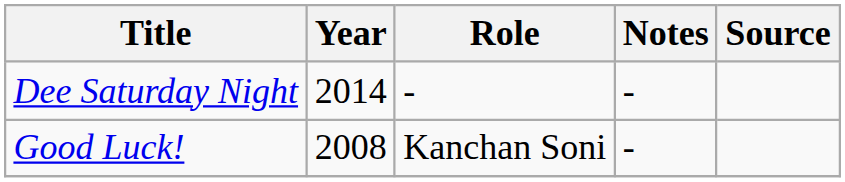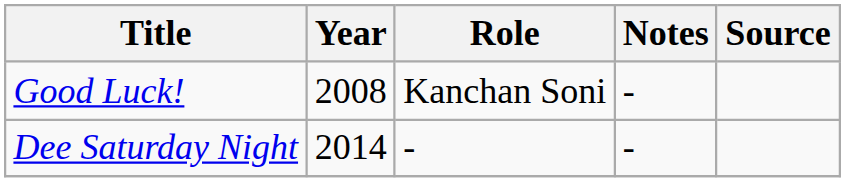rows swapped: (99, 147) <-> (156, 90)
